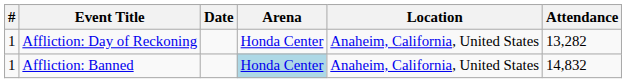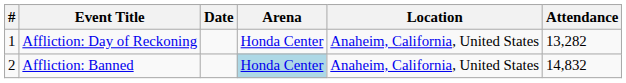(12, 66) 1 -> (12, 66) 2
